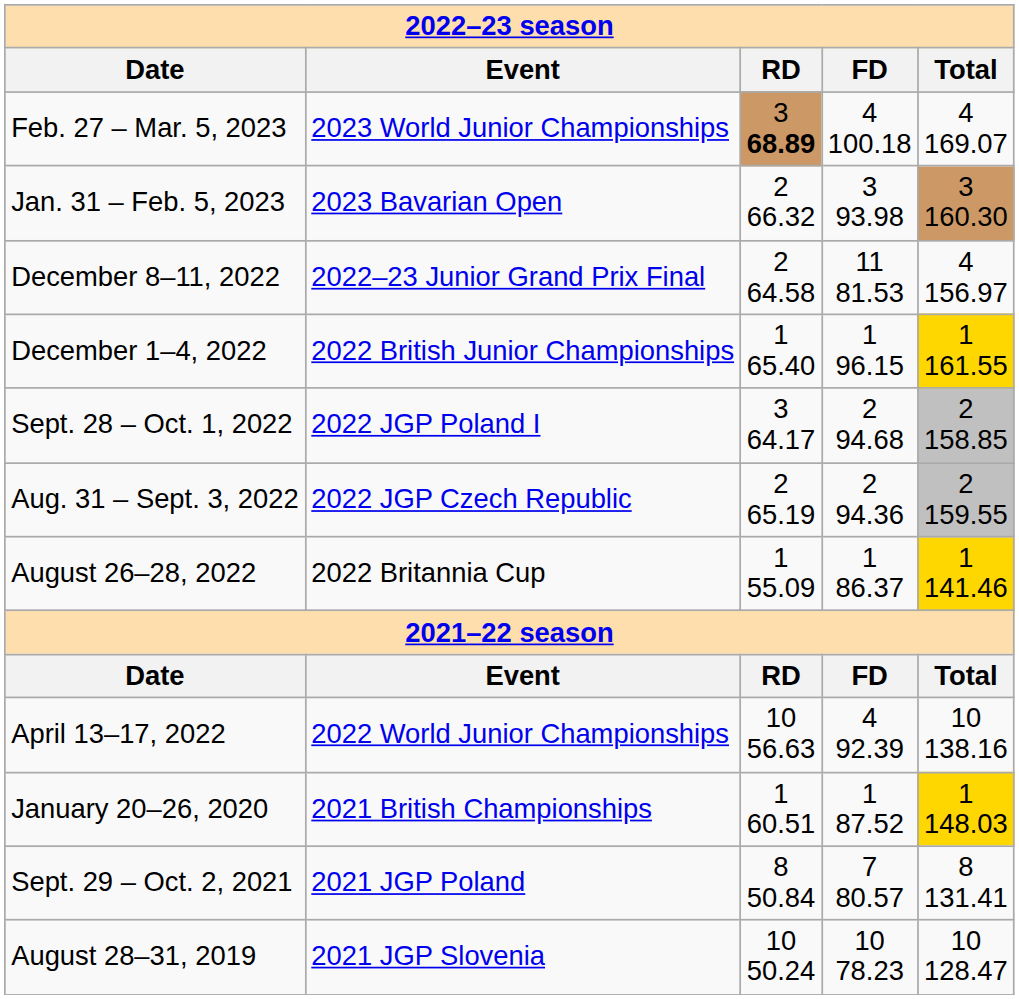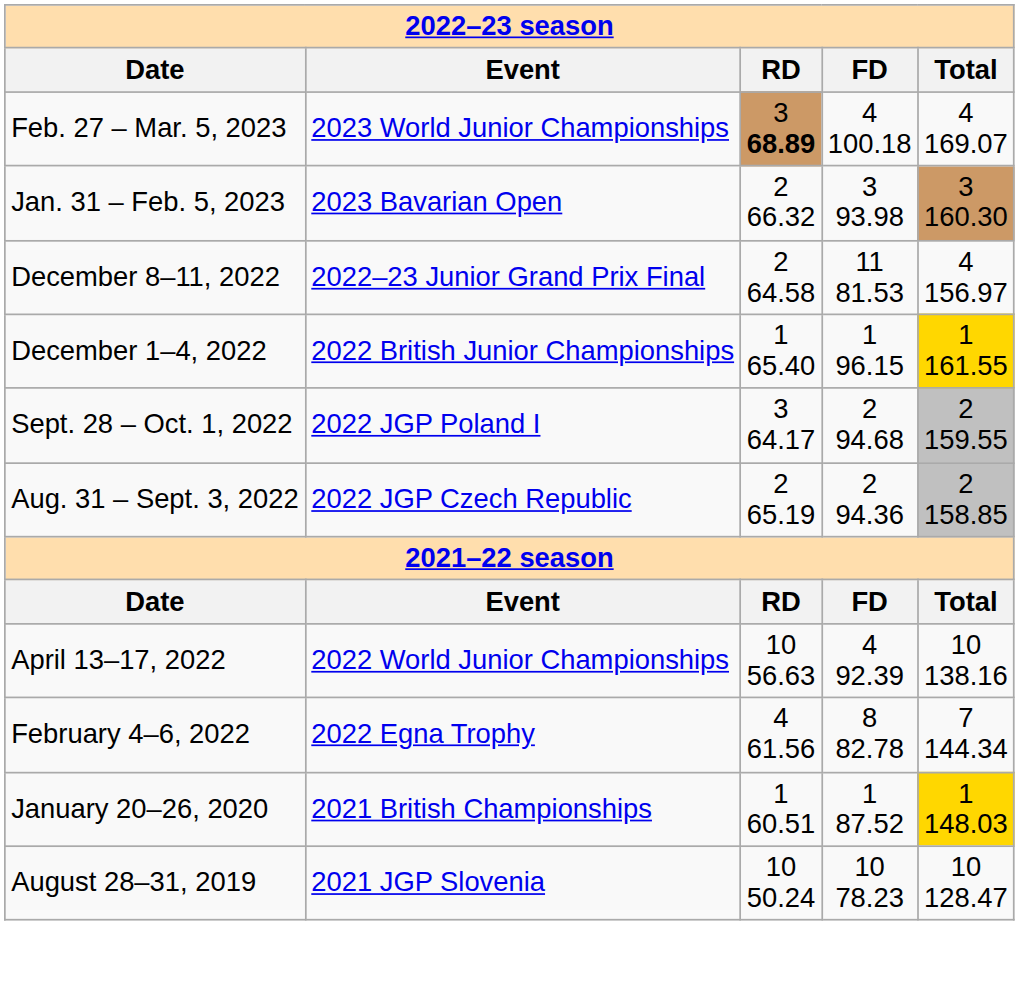(966, 425) 2 158.85 -> (966, 425) 2 159.55
(966, 499) 2 159.55 -> (966, 499) 2 158.85
- row: (134, 573)
+ row: (131, 734)
- row: (152, 882)
